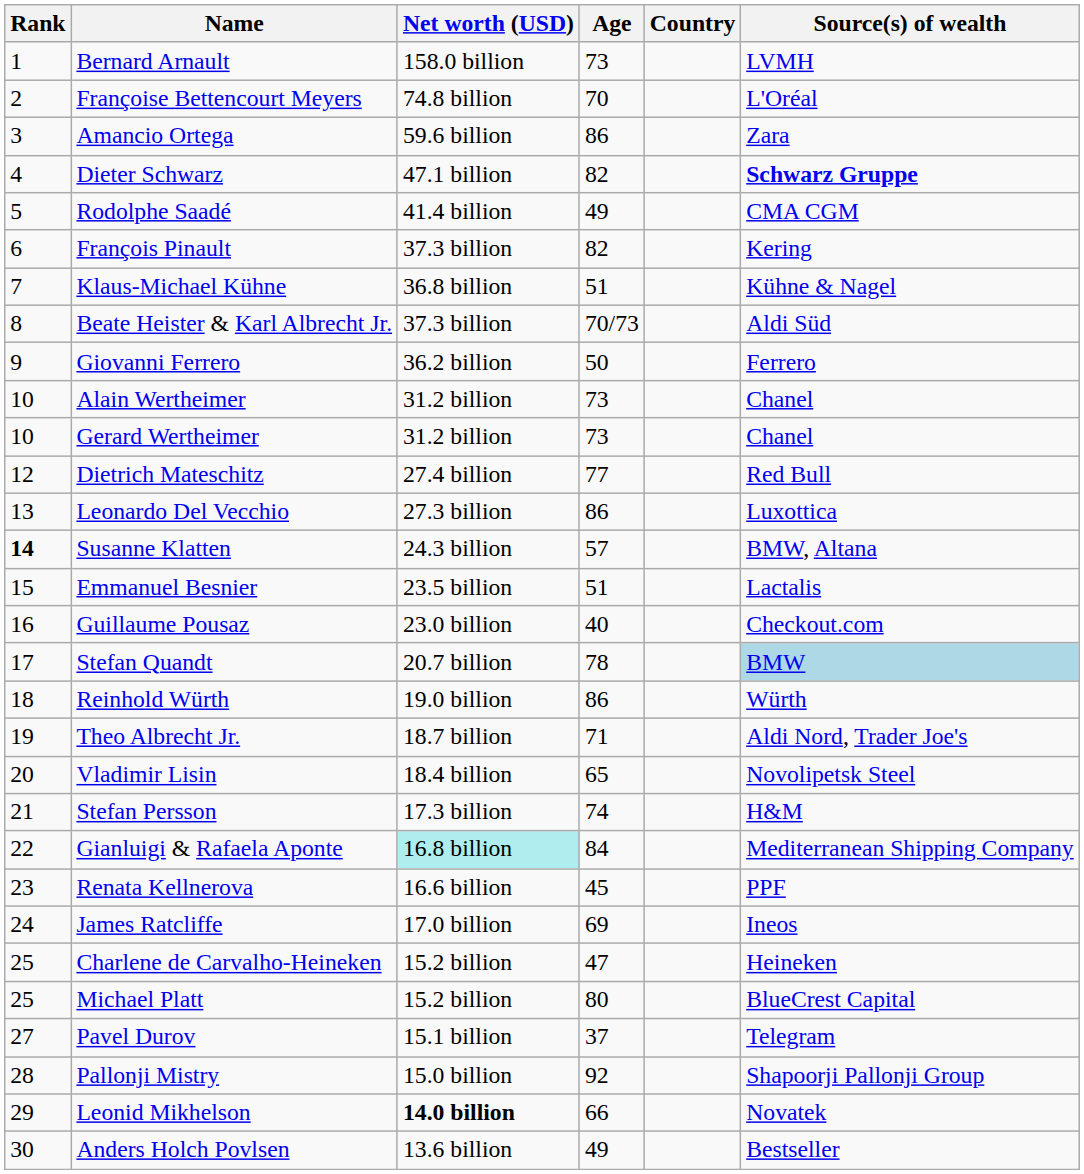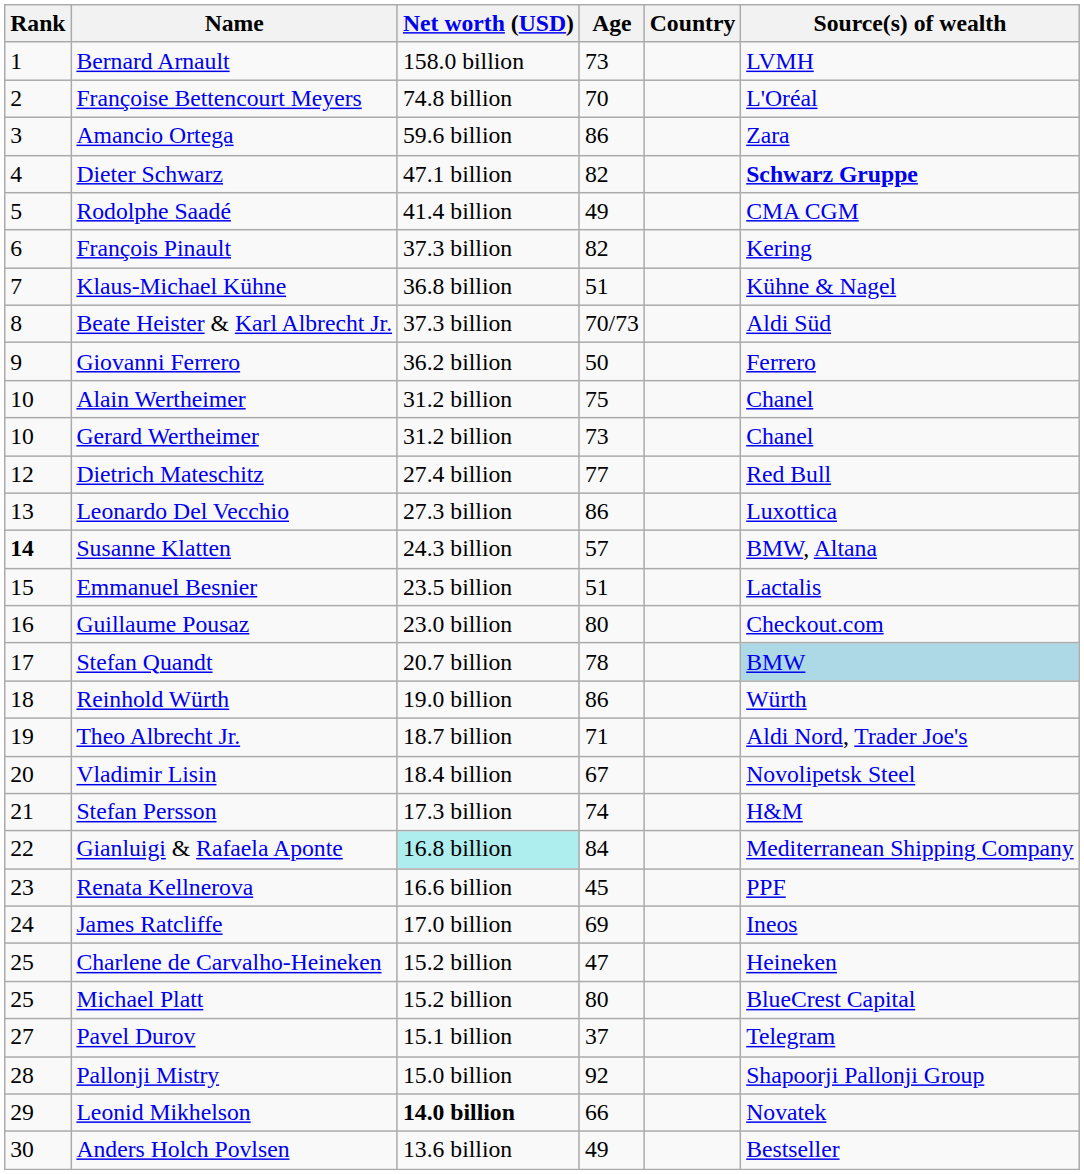(597, 398) 73 -> (597, 398) 75
(597, 624) 40 -> (597, 624) 80
(597, 774) 65 -> (597, 774) 67
